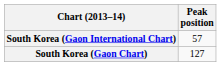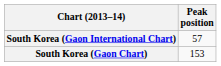(197, 54) 127 -> (197, 54) 153
